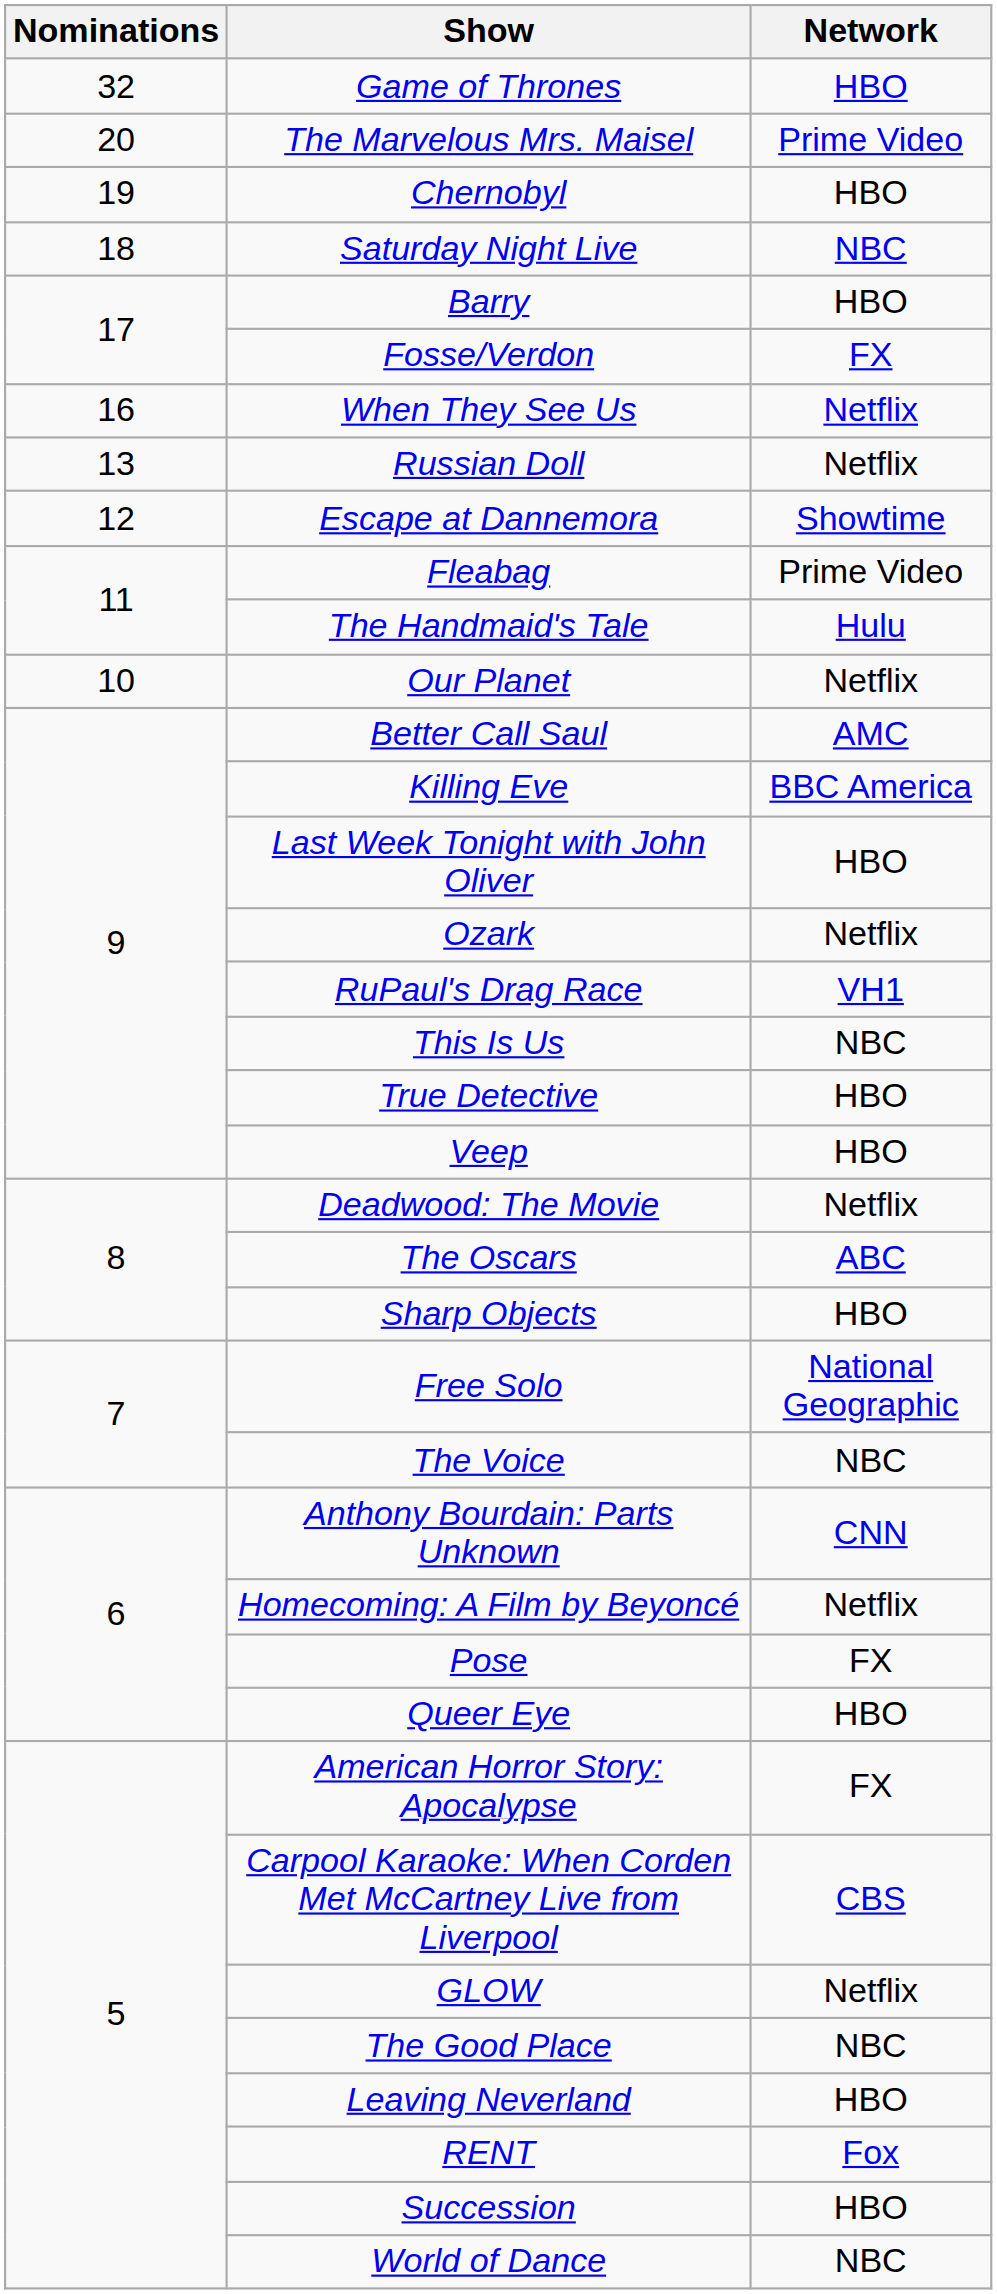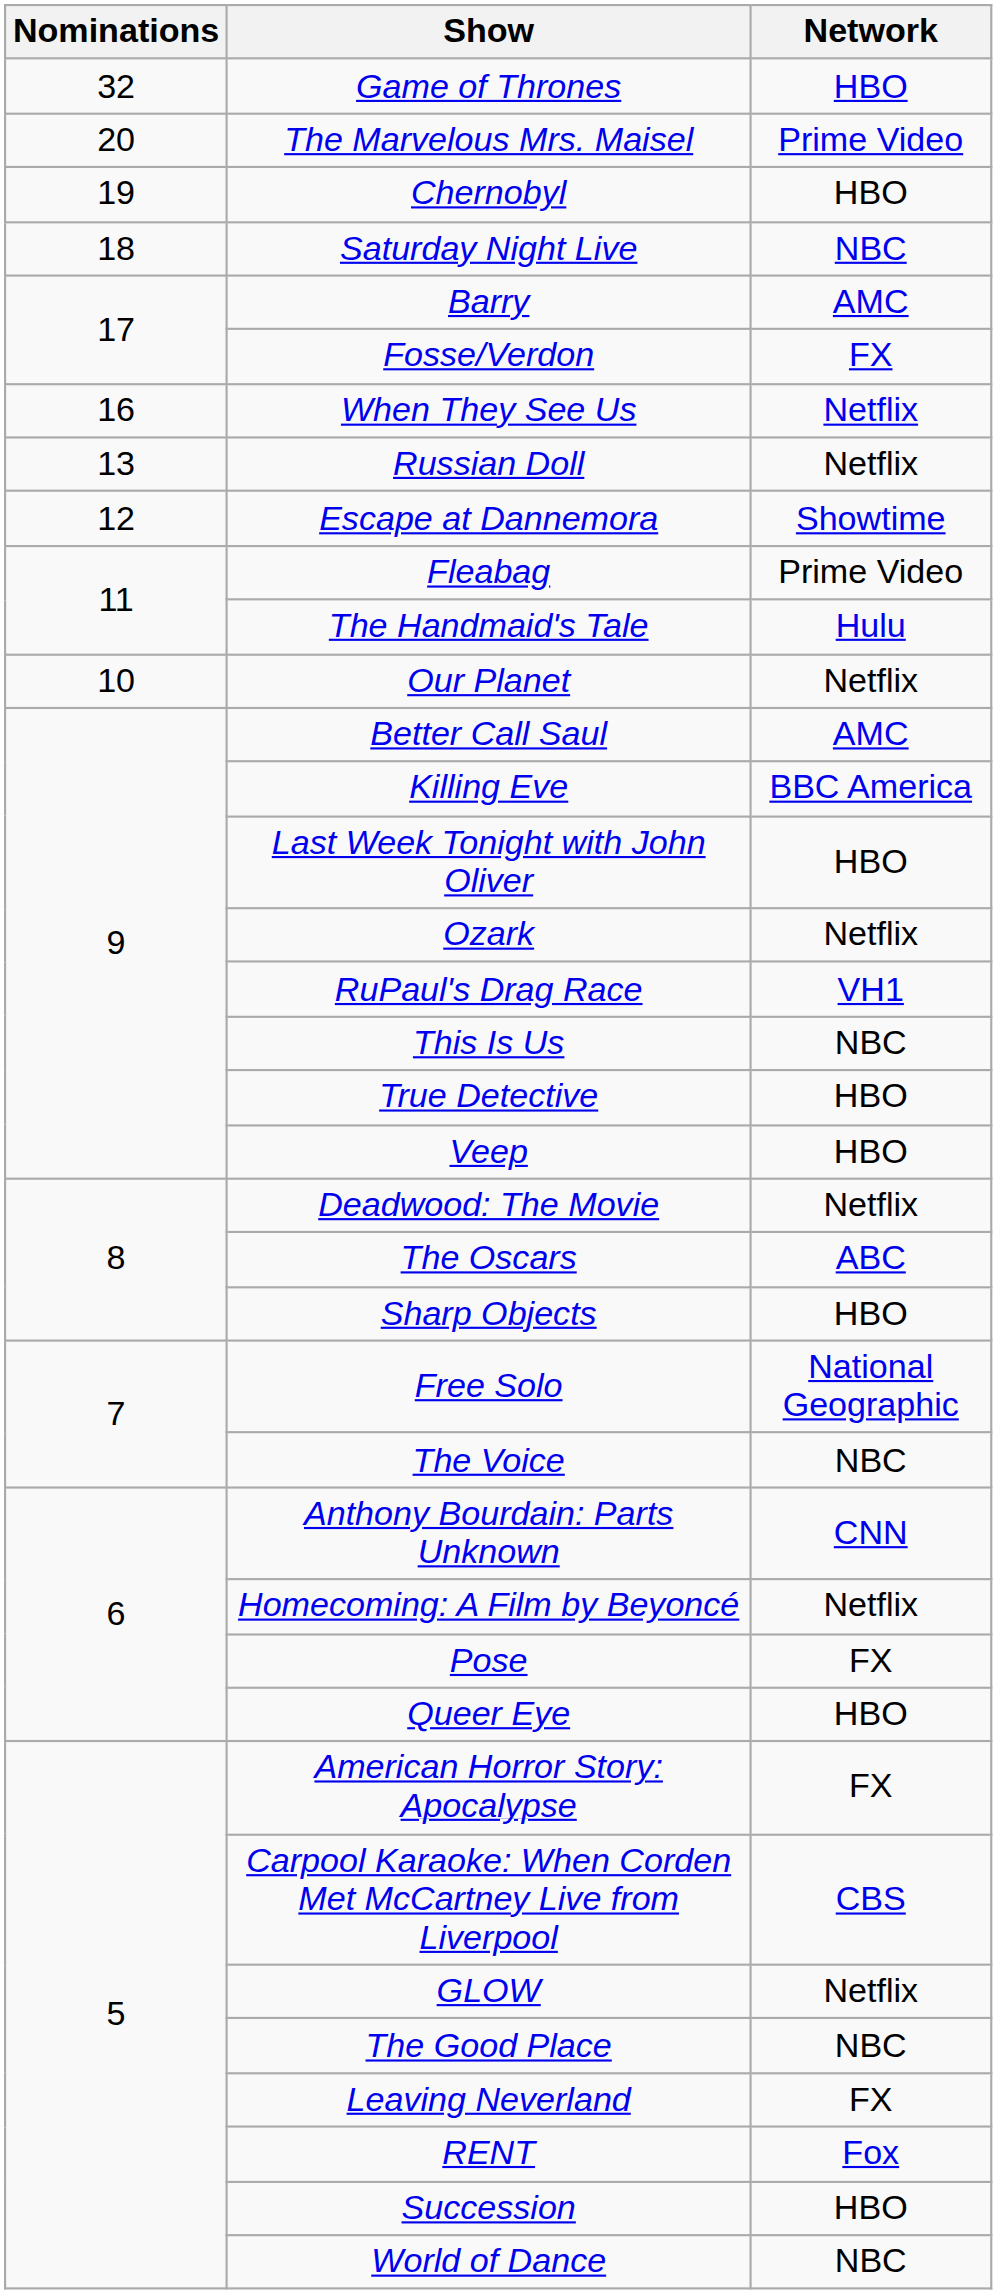(871, 301) HBO -> (871, 301) AMC
(871, 2099) HBO -> (871, 2099) FX
